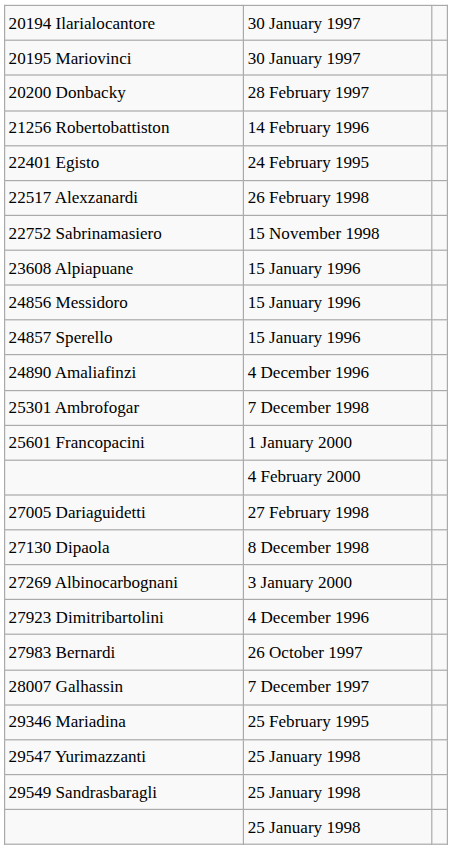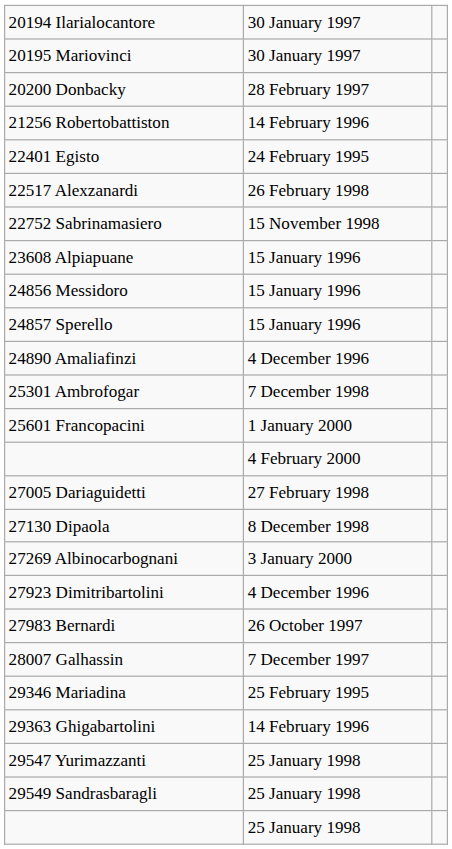+ row: (82, 726)
